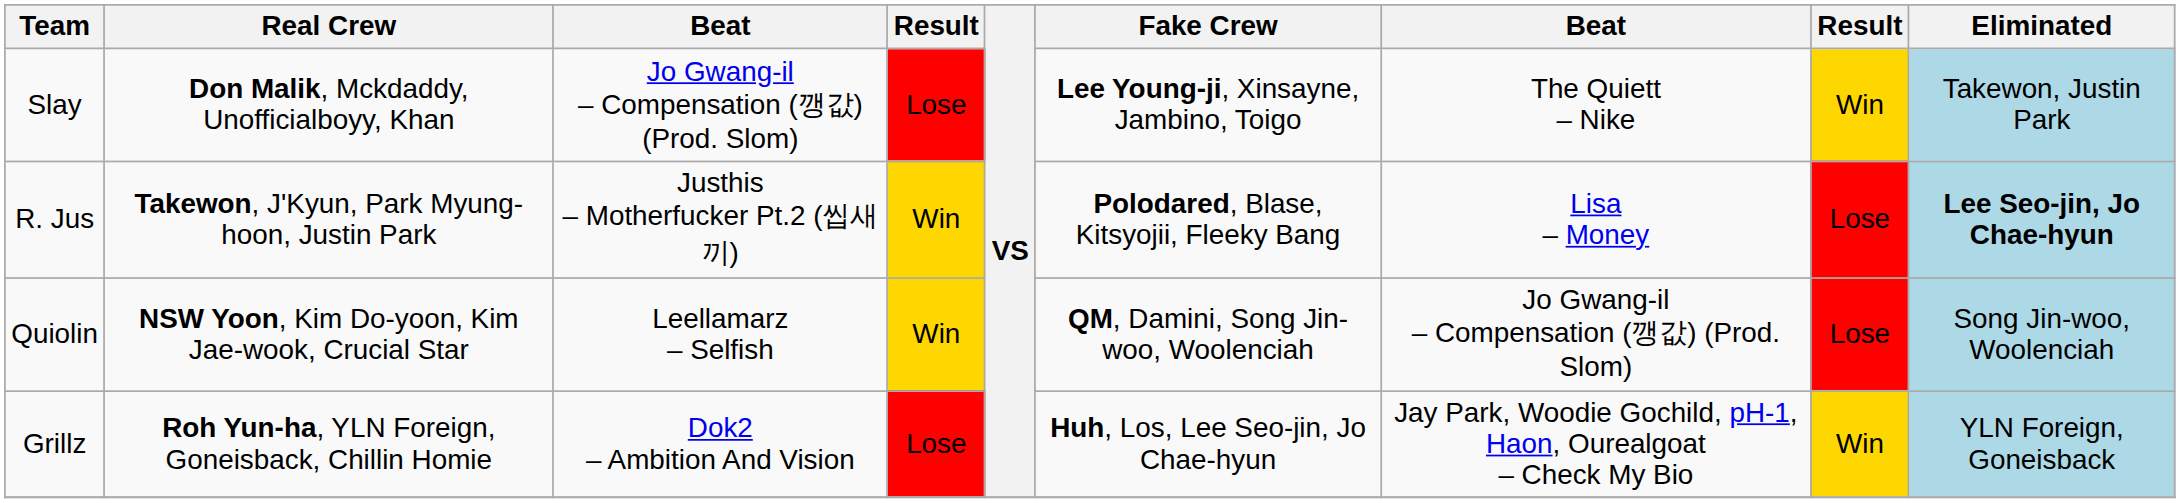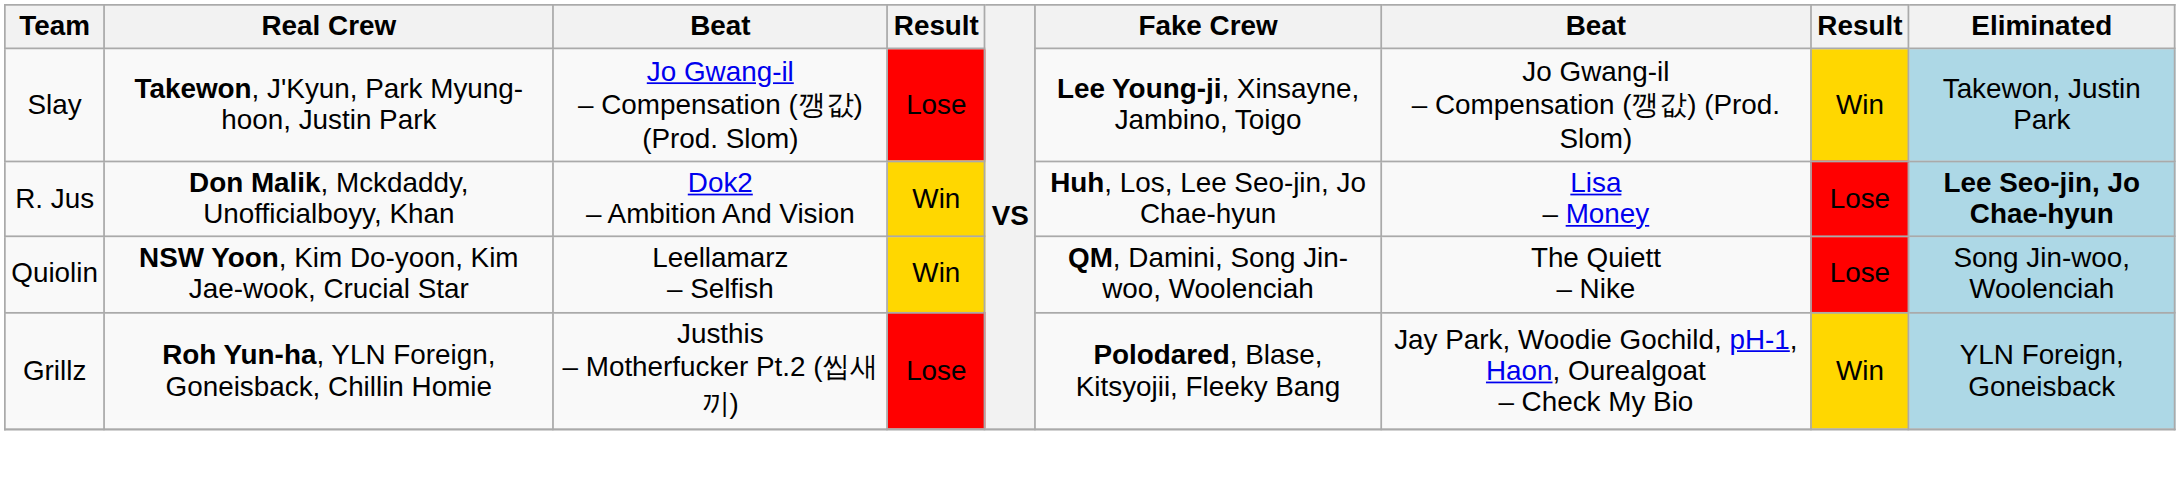(329, 104) Don Malik, Mckdaddy, Unofficialboyy, Khan -> (329, 104) Takewon, J'Kyun, Park Myung-hoon, Justin Park
(1596, 104) The Quiett – Nike -> (1596, 104) Jo Gwang-il – Compensation (깽값) (Prod. Slom)
(329, 219) Takewon, J'Kyun, Park Myung-hoon, Justin Park -> (329, 198) Don Malik, Mckdaddy, Unofficialboyy, Khan
(720, 217) Justhis – Motherfucker Pt.2 (씹새끼) -> (720, 198) Dok2 – Ambition And Vision
(1208, 219) Polodared, Blase, Kitsyojii, Fleeky Bang -> (1208, 198) Huh, Los, Lee Seo-jin, Jo Chae-hyun
(1596, 333) Jo Gwang-il – Compensation (깽값) (Prod. Slom) -> (1596, 273) The Quiett – Nike
(720, 443) Dok2 – Ambition And Vision -> (720, 368) Justhis – Motherfucker Pt.2 (씹새끼)
(1208, 443) Huh, Los, Lee Seo-jin, Jo Chae-hyun -> (1208, 370) Polodared, Blase, Kitsyojii, Fleeky Bang
